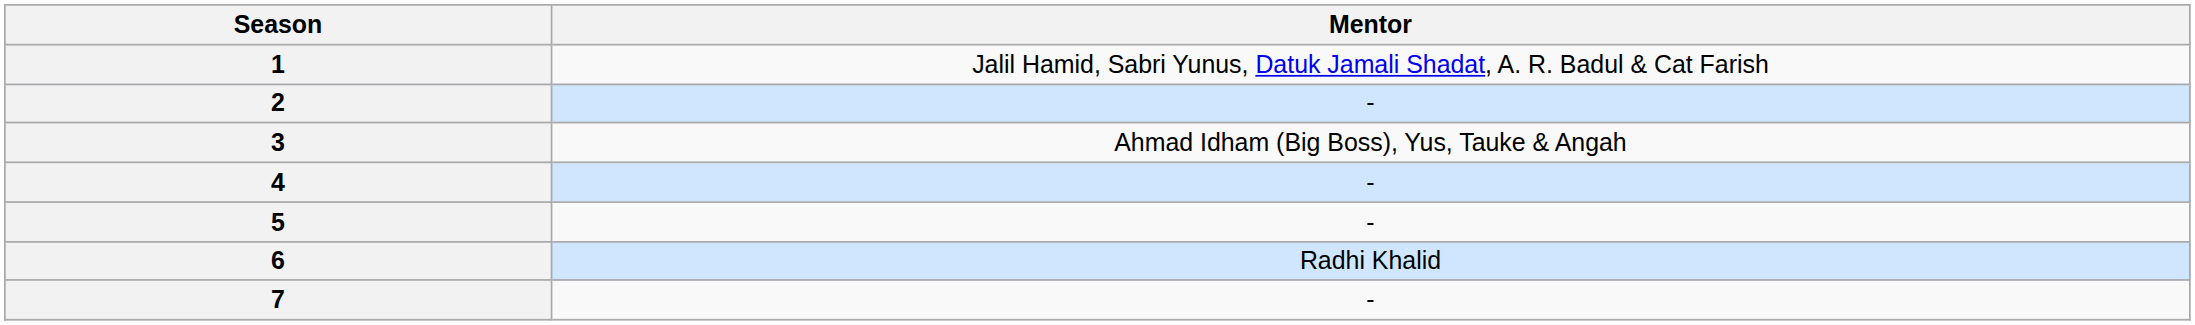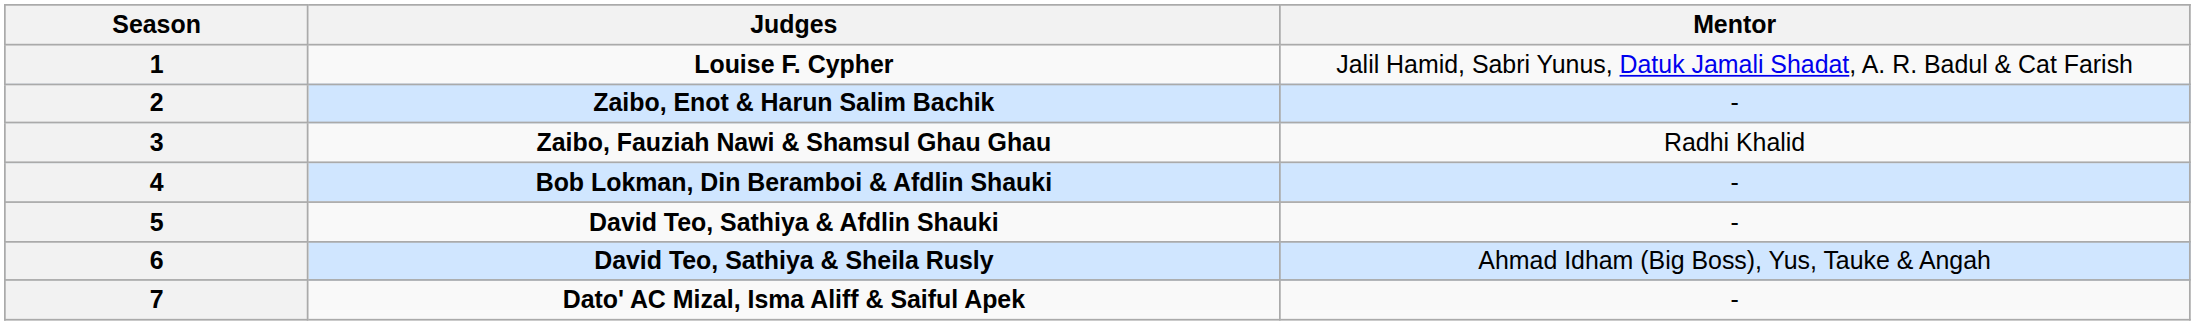+ column: (794, 25)
(1370, 143) Ahmad Idham (Big Boss), Yus, Tauke & Angah -> (1735, 143) Radhi Khalid
(1370, 261) Radhi Khalid -> (1735, 261) Ahmad Idham (Big Boss), Yus, Tauke & Angah
